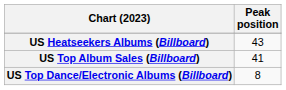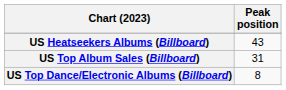(258, 59) 41 -> (258, 59) 31
